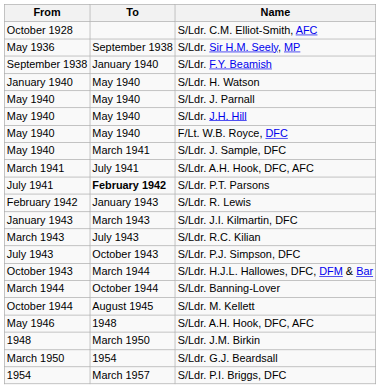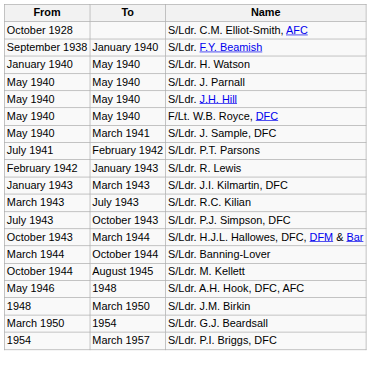- row: (31, 47)
- row: (36, 168)
(129, 185) bold -> (128, 151) normal
